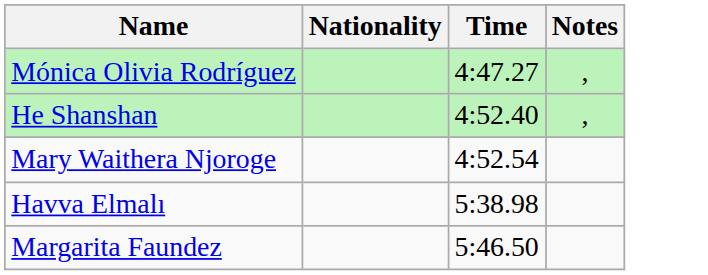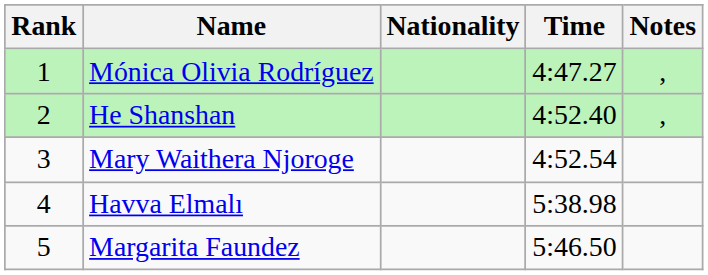+ column: (44, 26)
